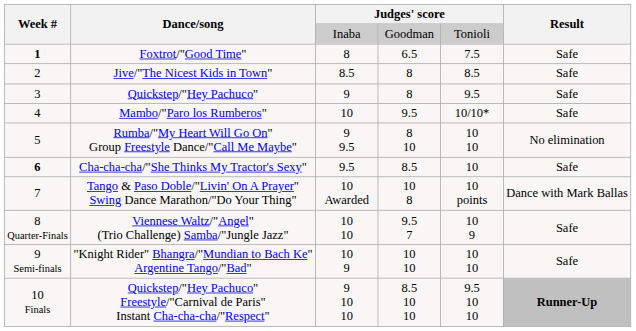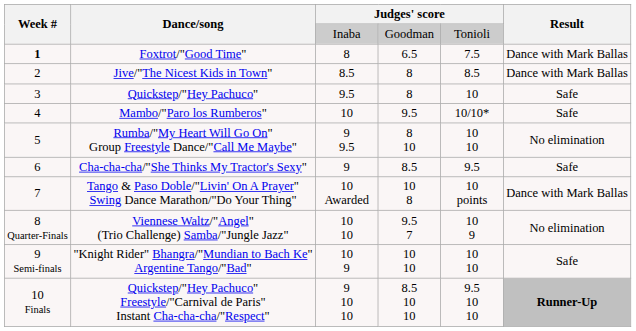(567, 53) Safe -> (567, 53) Dance with Mark Ballas
(567, 73) Safe -> (567, 73) Dance with Mark Ballas
(347, 93) 9 -> (347, 93) 9.5
(472, 93) 9.5 -> (472, 93) 10
(37, 166) bold -> (37, 166) normal
(347, 166) 9.5 -> (347, 166) 9
(472, 166) 10 -> (472, 166) 9.5
(567, 227) Safe -> (567, 227) No elimination
